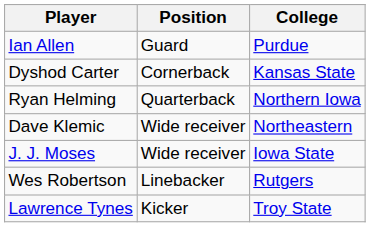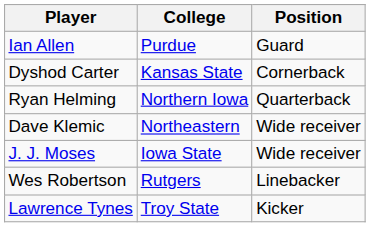columns swapped: (193, 18) <-> (307, 18)
